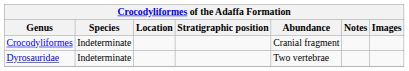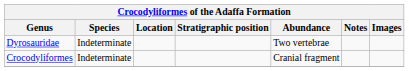rows swapped: (33, 58) <-> (40, 43)
